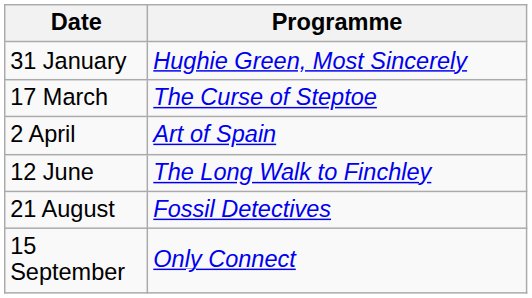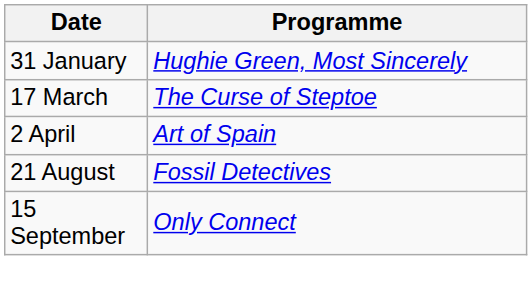- row: (52, 172)
